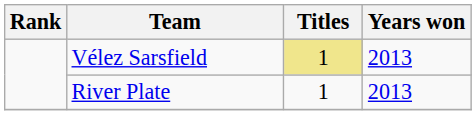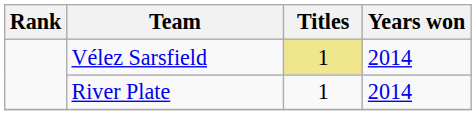(390, 57) 2013 -> (390, 57) 2014
(390, 92) 2013 -> (390, 92) 2014
